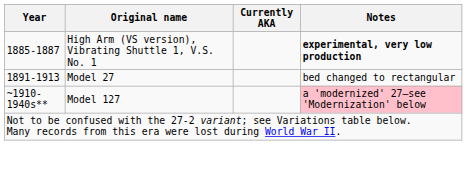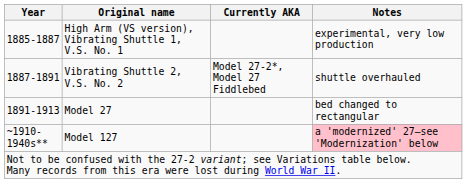(367, 51) bold -> (379, 39) normal
+ row: (123, 78)
